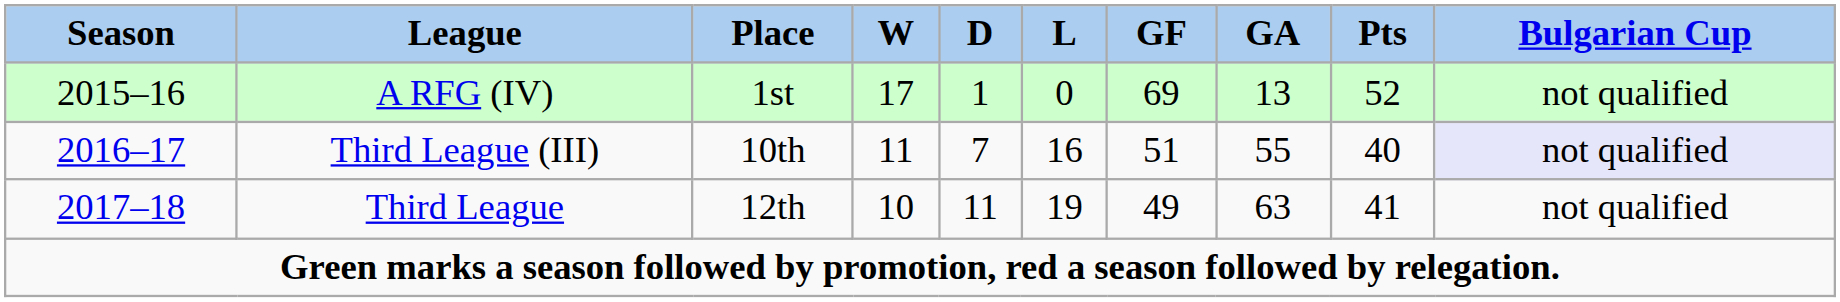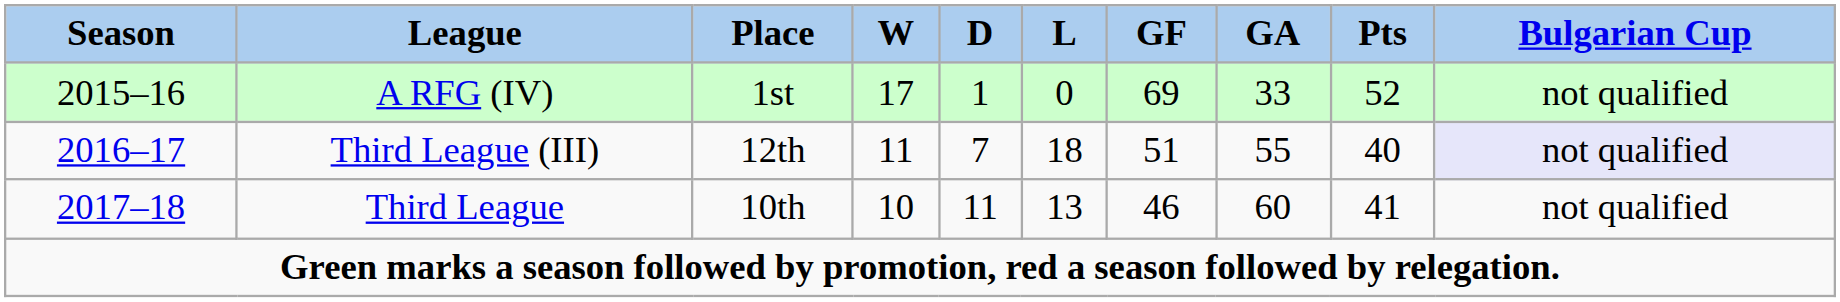(1273, 91) 13 -> (1273, 91) 33
(773, 149) 10th -> (773, 149) 12th
(1064, 149) 16 -> (1064, 149) 18
(773, 207) 12th -> (773, 207) 10th
(1064, 207) 19 -> (1064, 207) 13
(1161, 207) 49 -> (1161, 207) 46
(1273, 207) 63 -> (1273, 207) 60
